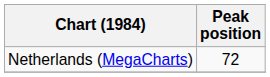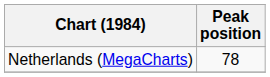(231, 59) 72 -> (231, 59) 78
